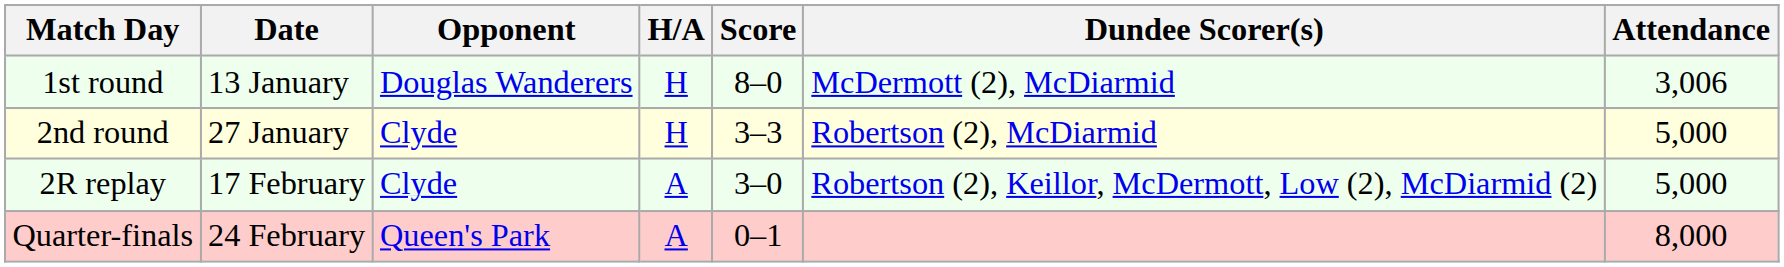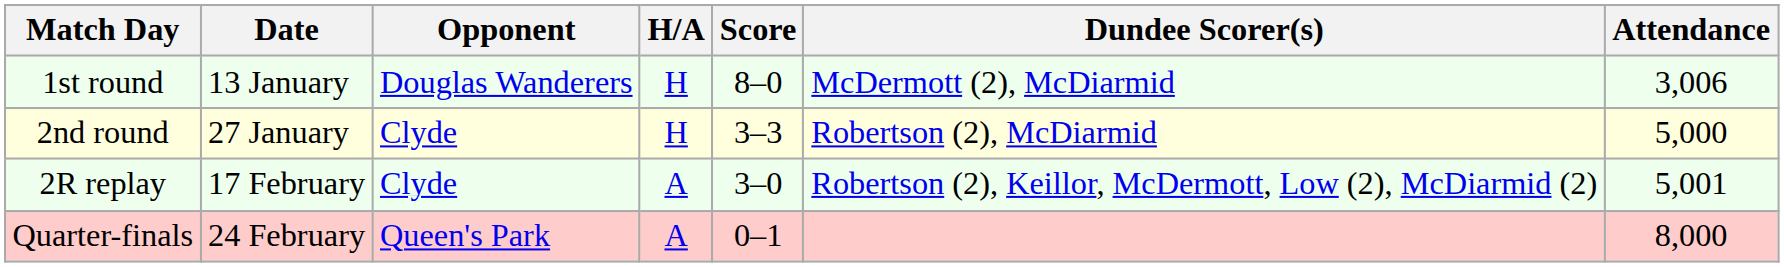(1691, 183) 5,000 -> (1691, 183) 5,001
